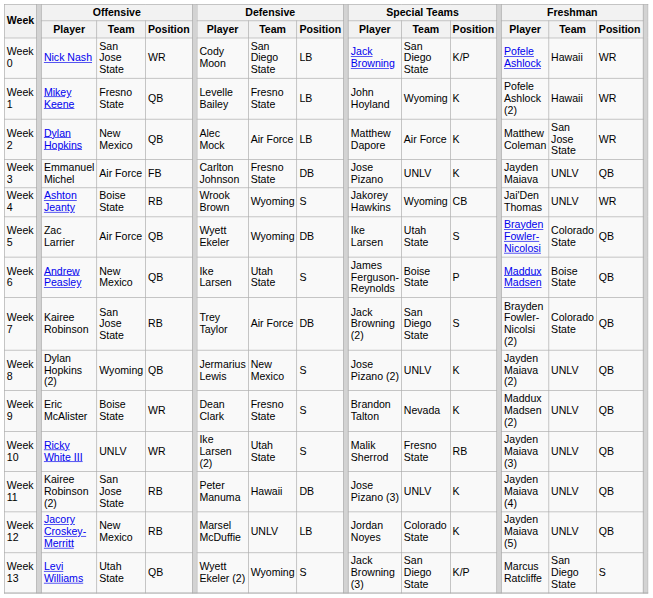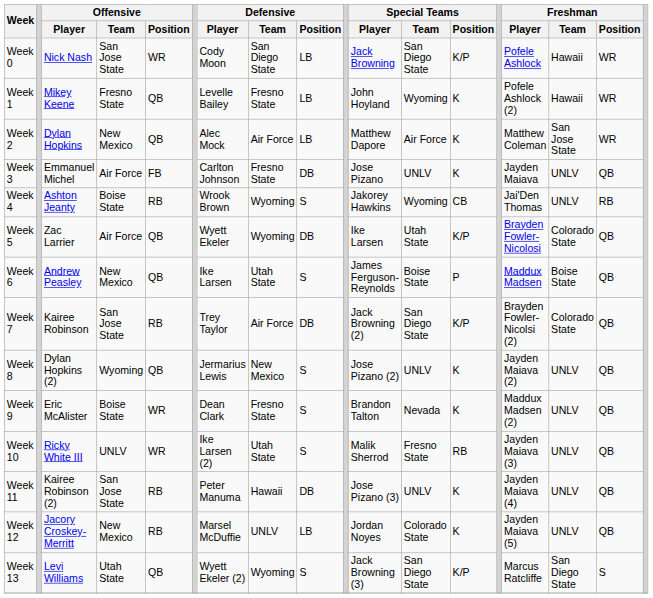(608, 202) WR -> (606, 202) RB
(456, 237) S -> (461, 237) K/P
(456, 323) S -> (461, 323) K/P
